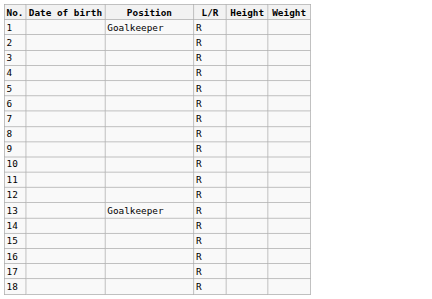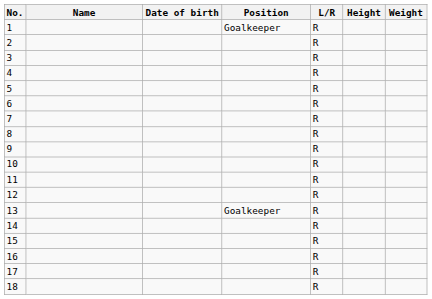+ column: (84, 12)
